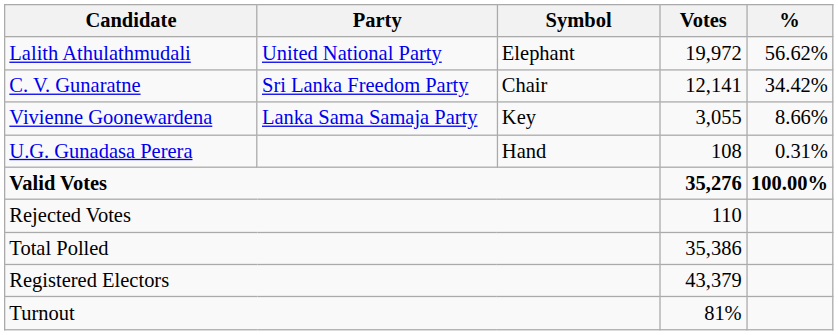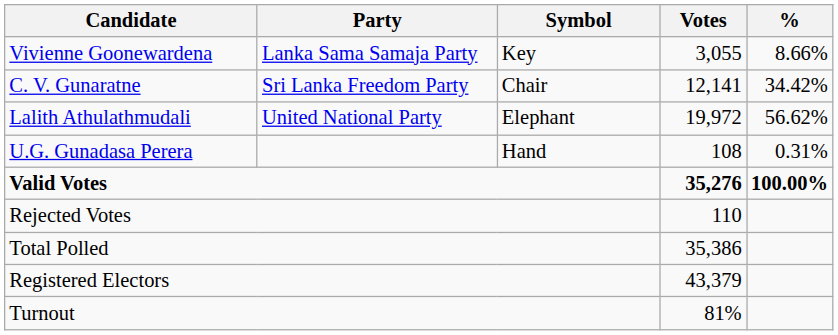rows swapped: (100, 53) <-> (111, 118)
